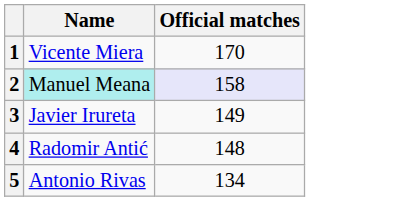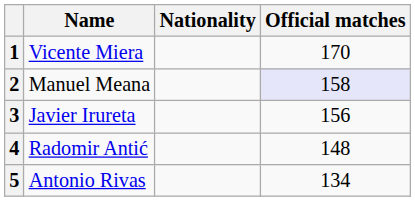+ column: (208, 20)
(89, 84) paleturquoise background -> (89, 84) no background
(230, 116) 149 -> (335, 116) 156
